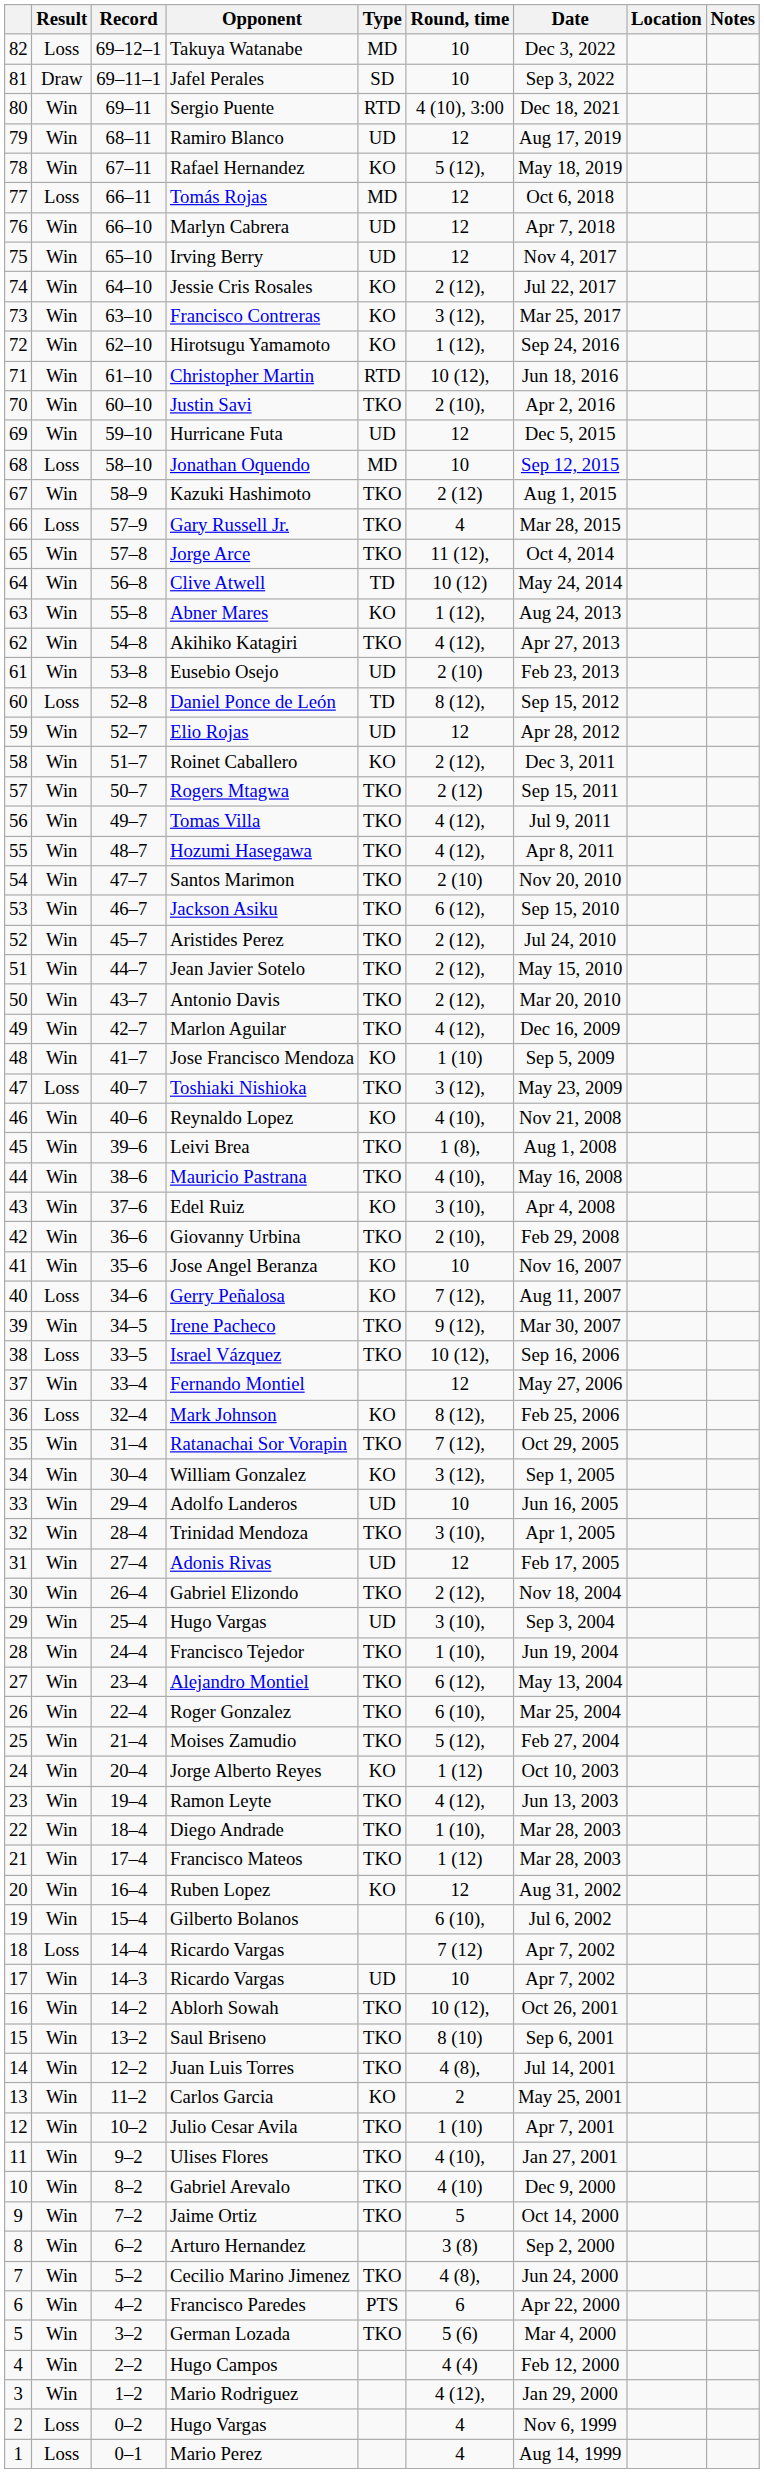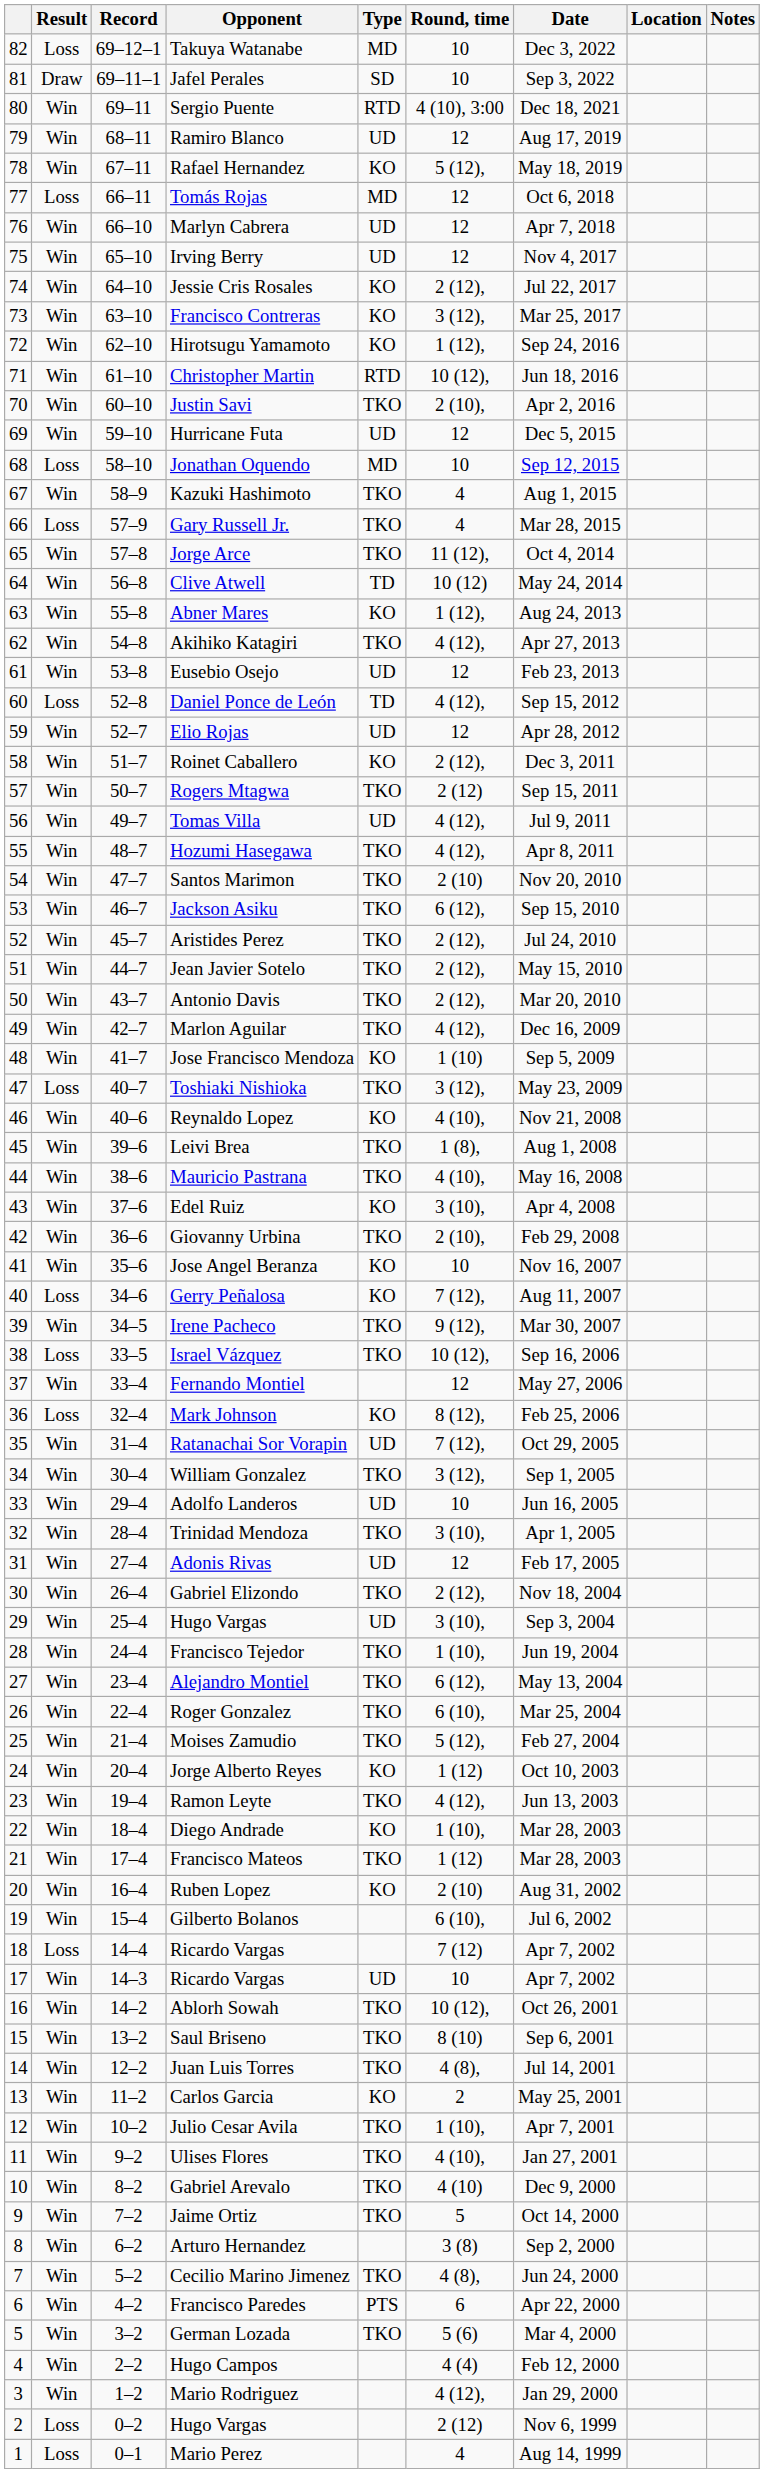(460, 494) 2 (12) -> (460, 494) 4
(460, 672) 2 (10) -> (460, 672) 12
(460, 702) 8 (12), -> (460, 702) 4 (12),
(382, 820) TKO -> (382, 820) UD
(382, 1444) TKO -> (382, 1444) UD
(382, 1474) KO -> (382, 1474) TKO
(382, 1830) TKO -> (382, 1830) KO
(460, 1889) 12 -> (460, 1889) 2 (10)
(460, 2127) 1 (10) -> (460, 2127) 1 (10),
(460, 2424) 4 -> (460, 2424) 2 (12)
